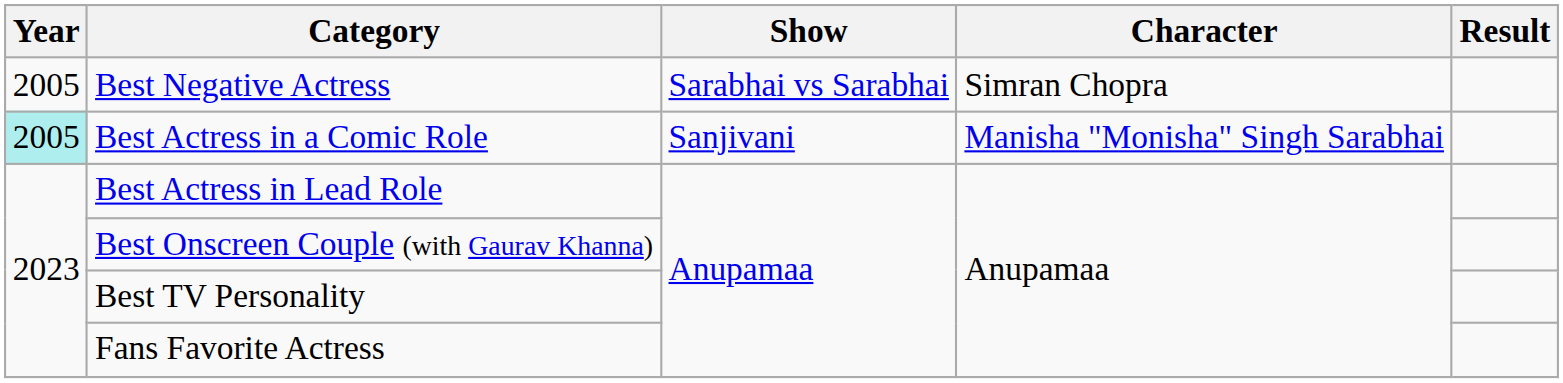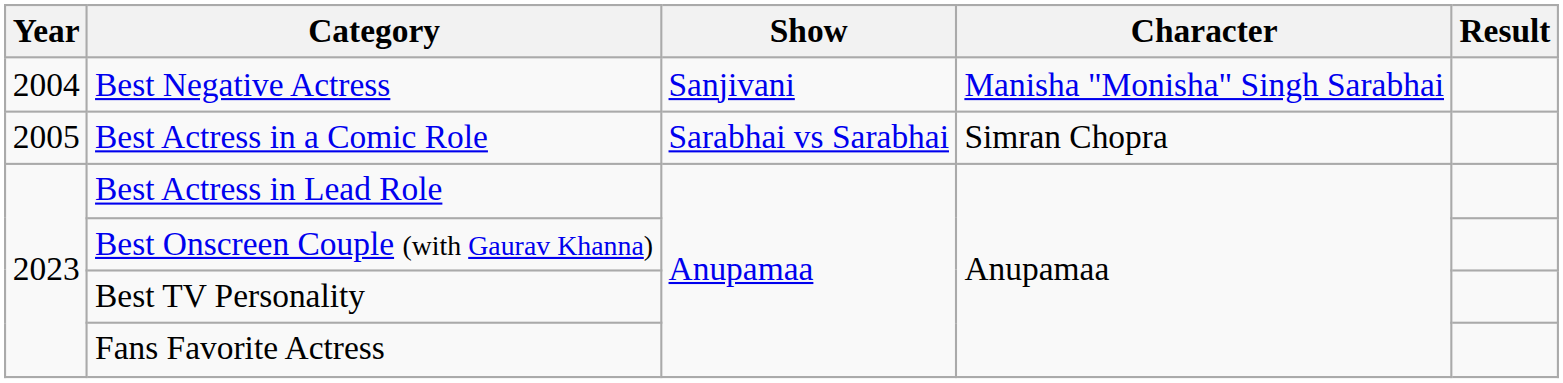(46, 84) 2005 -> (46, 84) 2004
(809, 84) Sarabhai vs Sarabhai -> (732, 84) Sanjivani
(1066, 84) Simran Chopra -> (1204, 84) Manisha "Monisha" Singh Sarabhai
(46, 137) paleturquoise background -> (46, 137) no background
(732, 137) Sanjivani -> (809, 137) Sarabhai vs Sarabhai
(1204, 137) Manisha "Monisha" Singh Sarabhai -> (1066, 137) Simran Chopra
